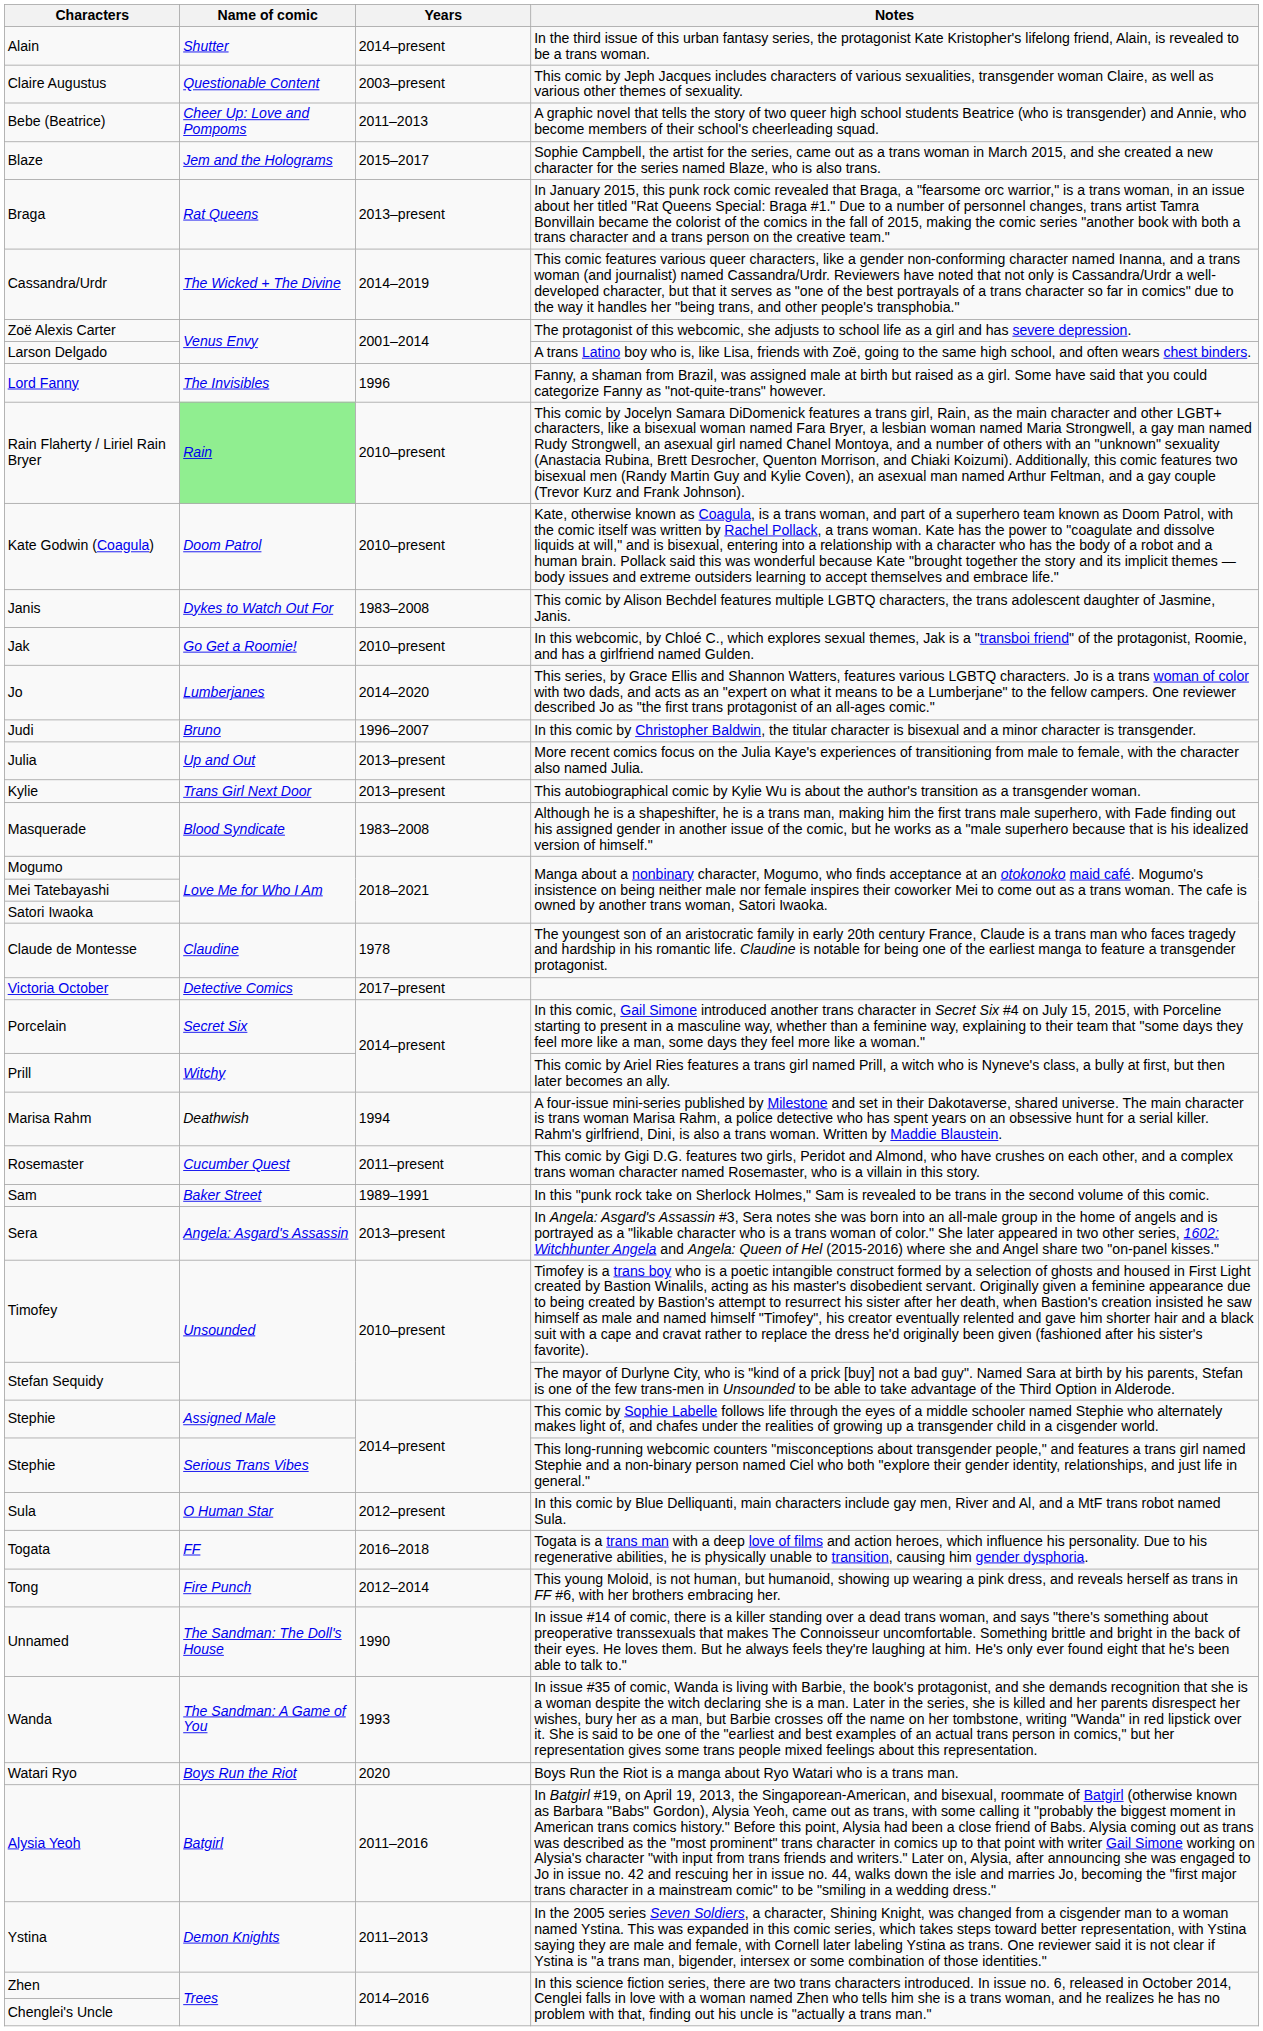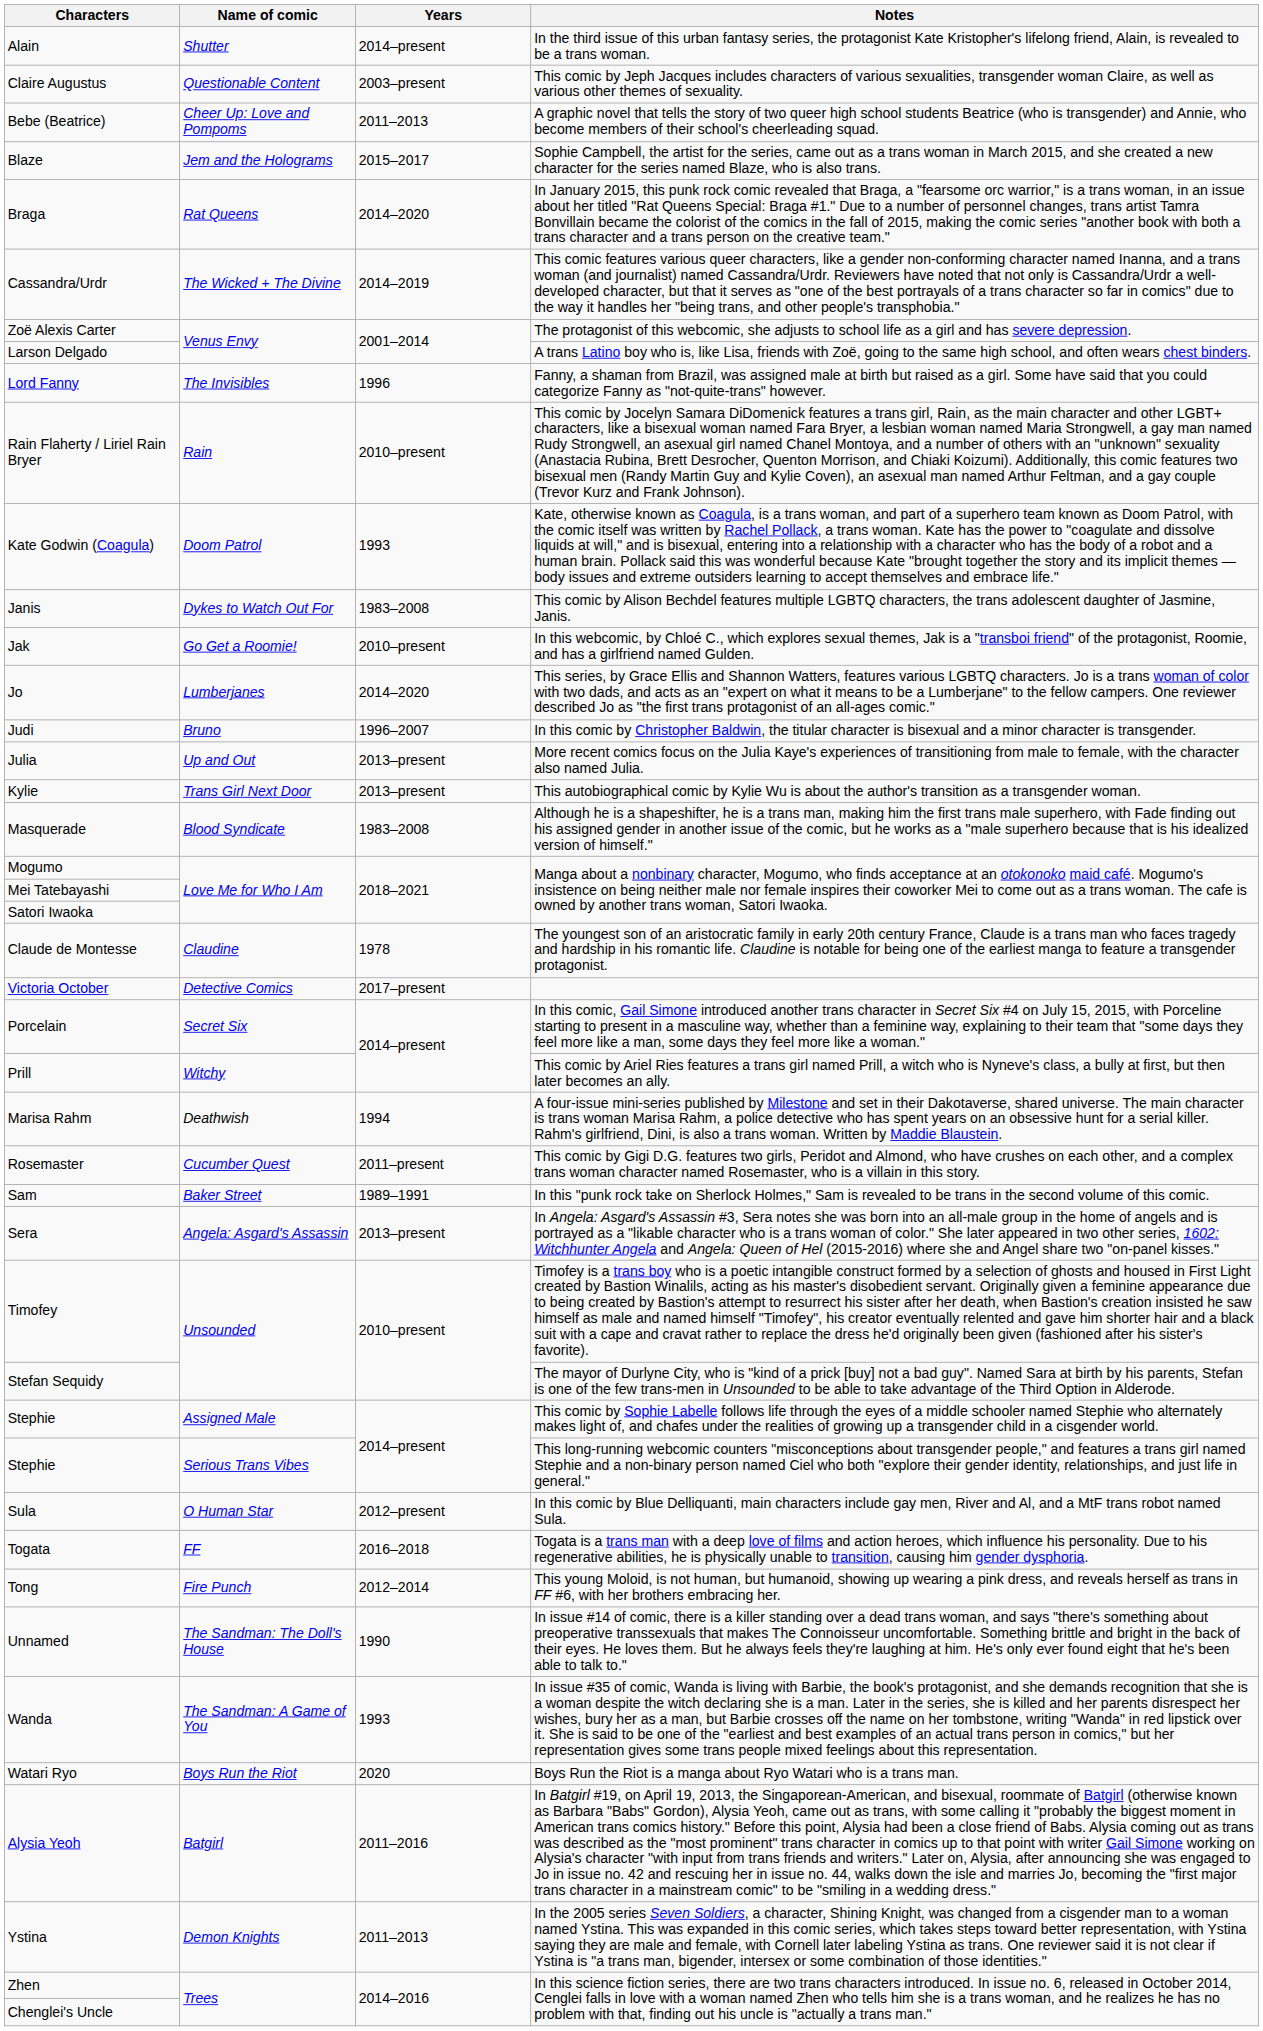(402, 214) 2013–present -> (394, 214) 2014–2020
(198, 452) lightgreen background -> (198, 452) no background
(402, 546) 2010–present -> (374, 546) 1993
